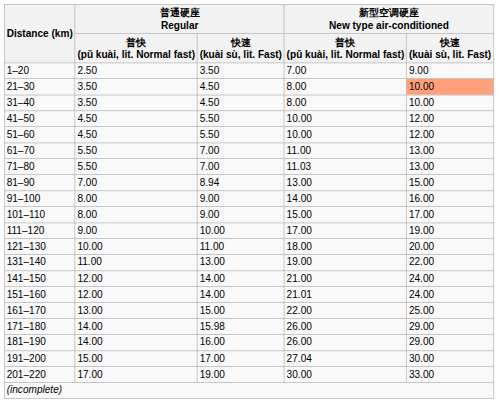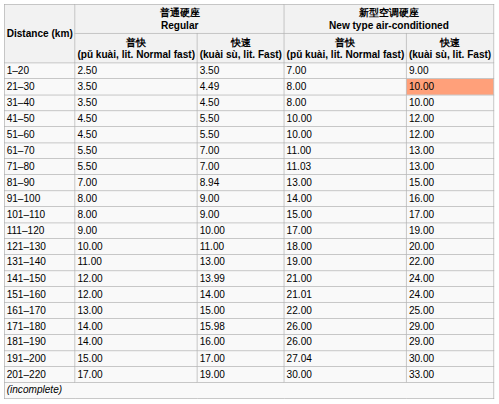(209, 86) 4.50 -> (209, 86) 4.49
(212, 278) 14.00 -> (212, 278) 13.99
